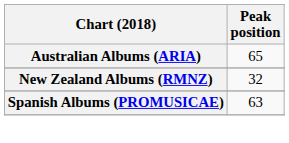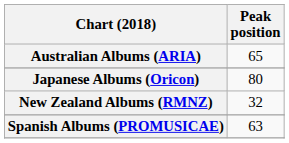+ row: (116, 79)
